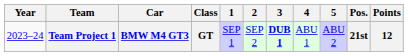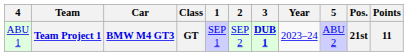columns swapped: (25, 12) <-> (307, 12)
(387, 36) 12 -> (387, 36) 11
